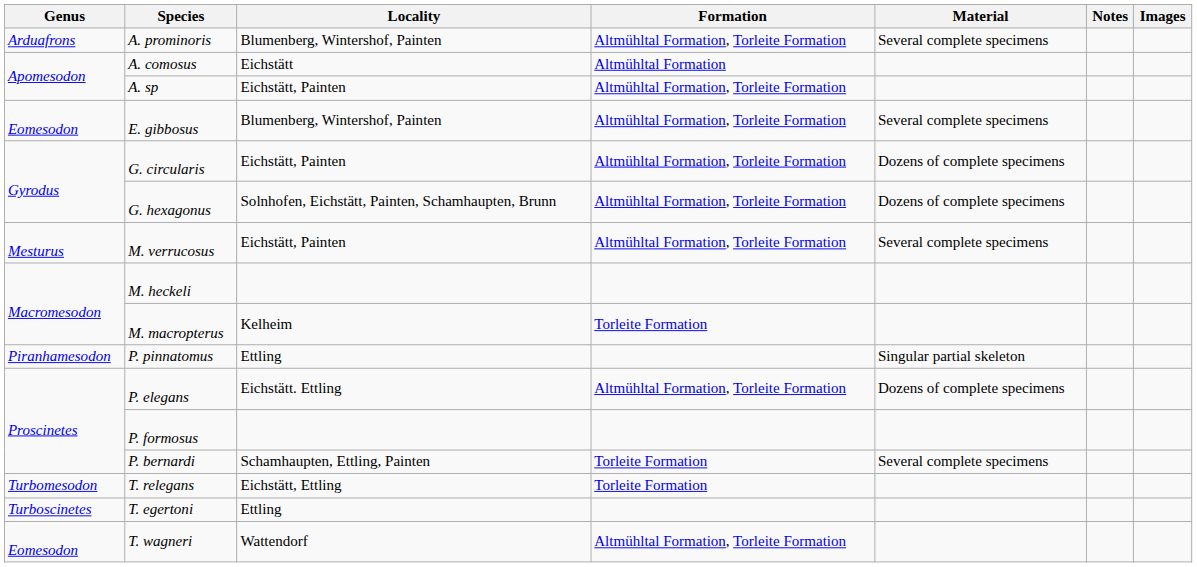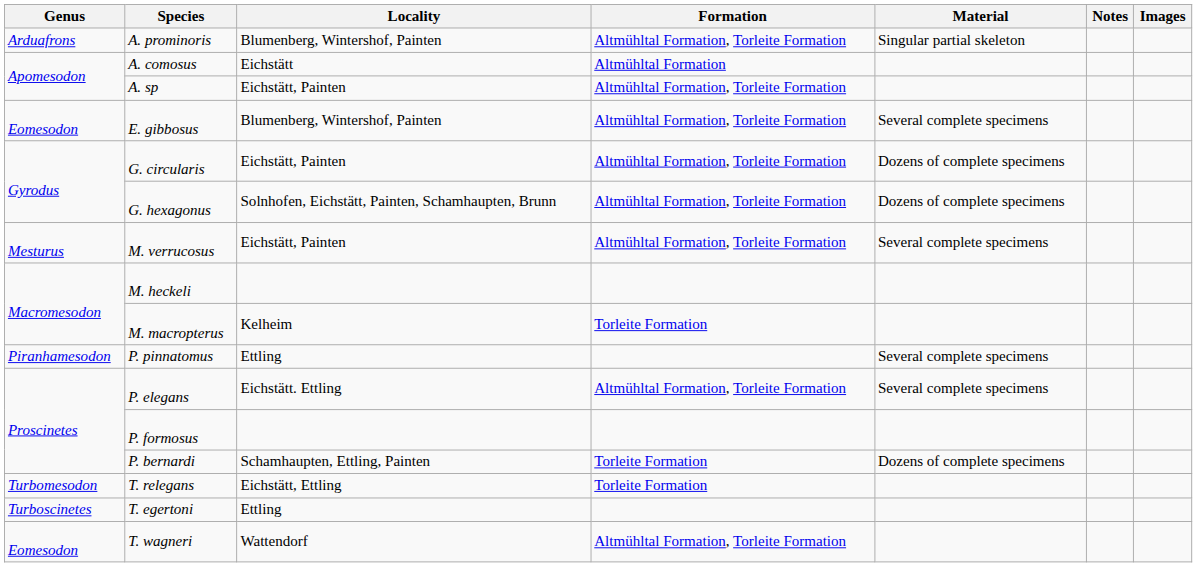(963, 40) Several complete specimens -> (951, 40) Singular partial skeleton
(951, 356) Singular partial skeleton -> (963, 356) Several complete specimens
(971, 388) Dozens of complete specimens -> (963, 388) Several complete specimens
(963, 461) Several complete specimens -> (971, 461) Dozens of complete specimens
